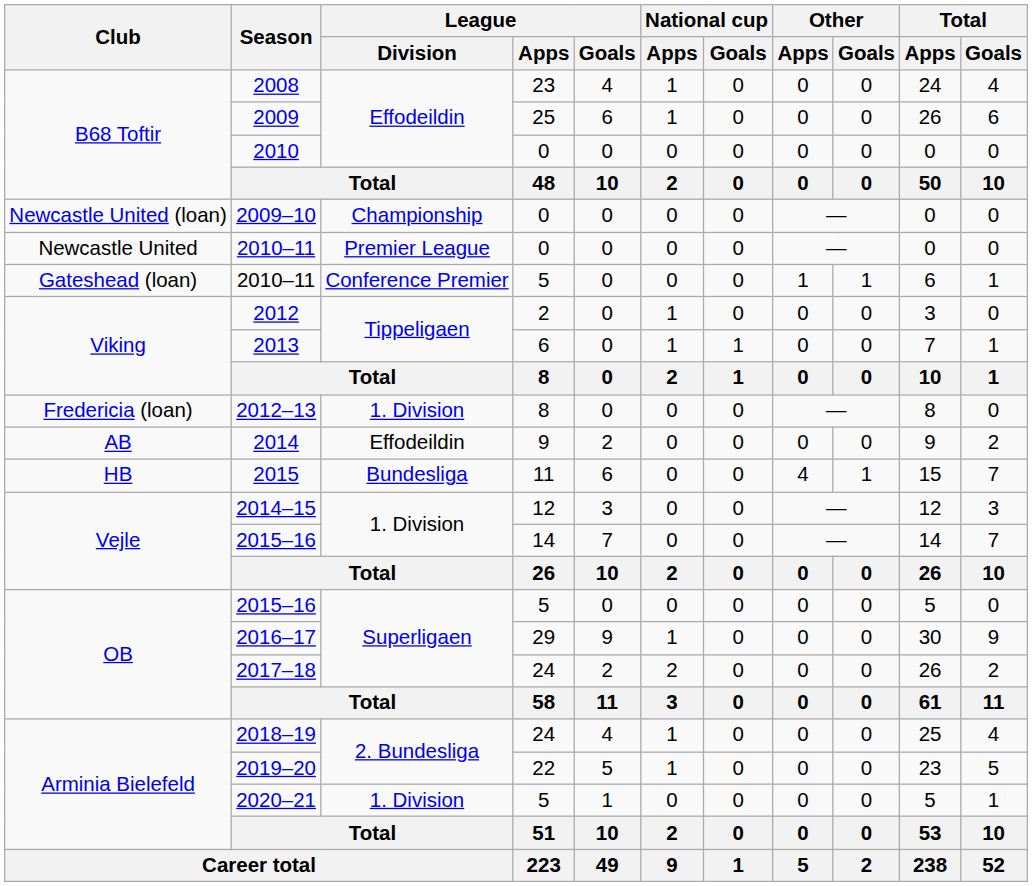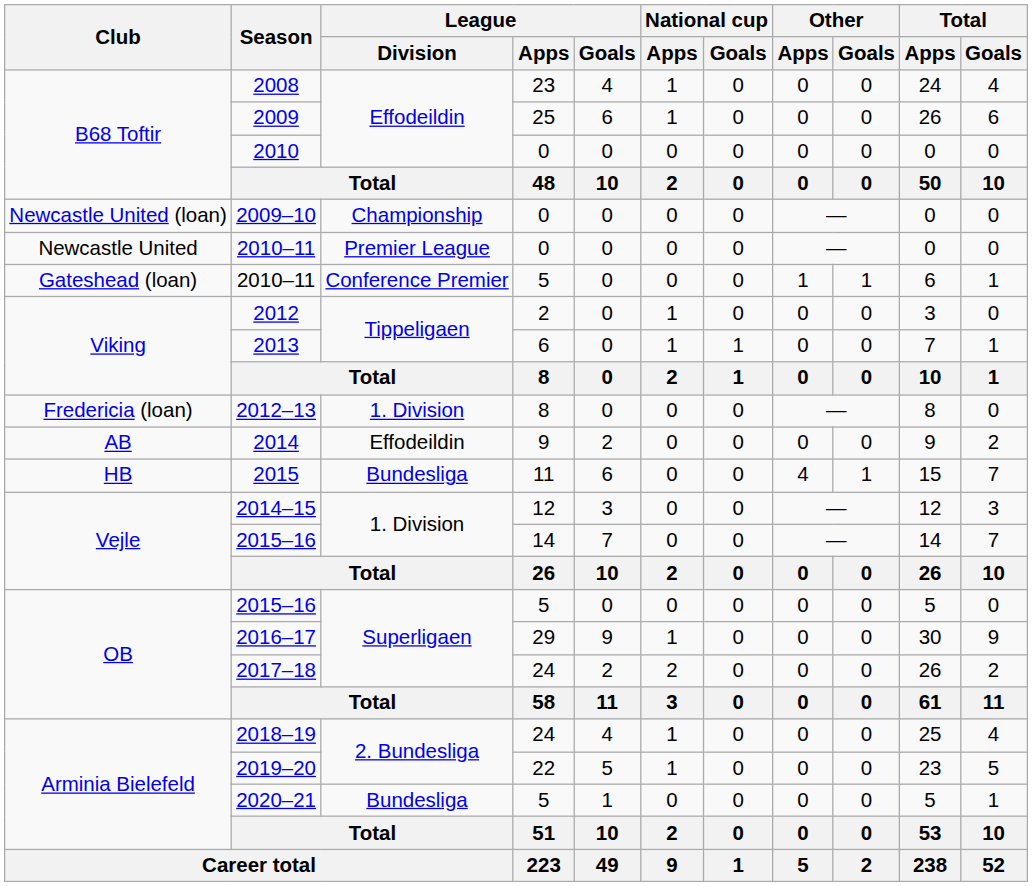(417, 800) 1. Division -> (417, 800) Bundesliga
